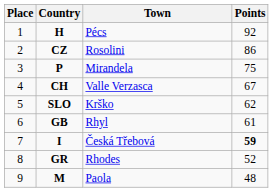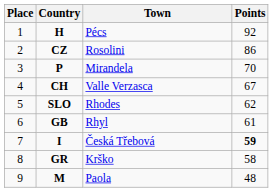(250, 68) 75 -> (250, 68) 70
(100, 104) Krško -> (103, 104) Rhodes
(103, 159) Rhodes -> (100, 159) Krško
(250, 159) 52 -> (250, 159) 58
